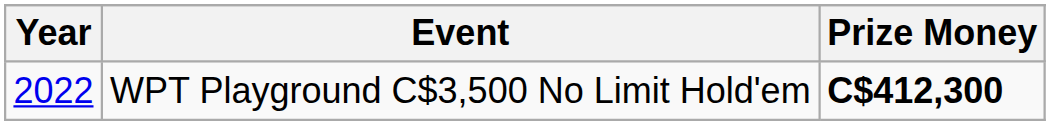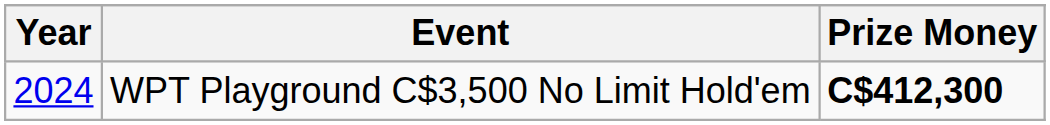(53, 90) 2022 -> (53, 90) 2024
